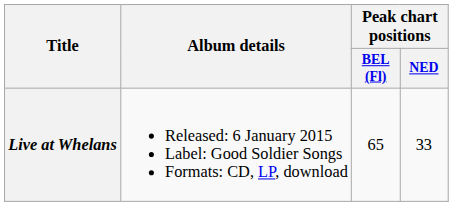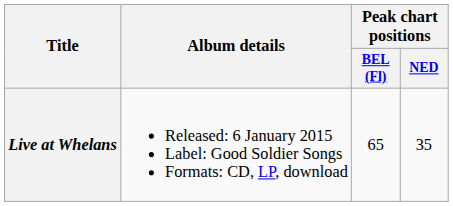(424, 144) 33 -> (424, 144) 35
